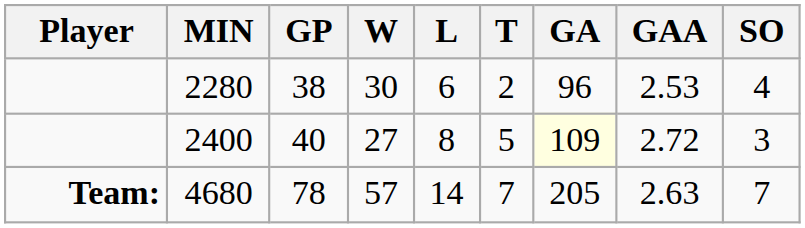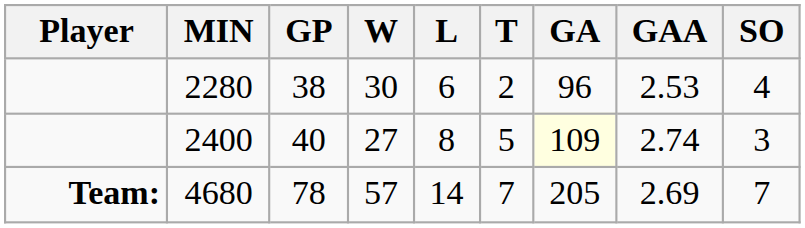(670, 139) 2.72 -> (670, 139) 2.74
(670, 193) 2.63 -> (670, 193) 2.69
